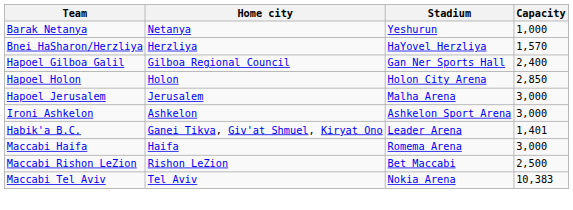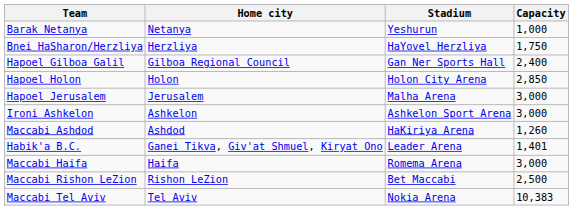(532, 46) 1,570 -> (532, 46) 1,750
+ row: (50, 130)
